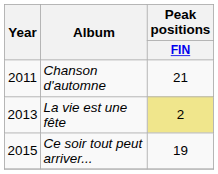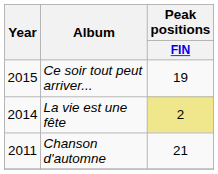rows swapped: (75, 78) <-> (93, 151)
(22, 114) 2013 -> (22, 114) 2014
